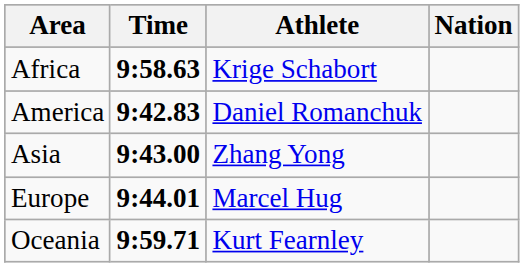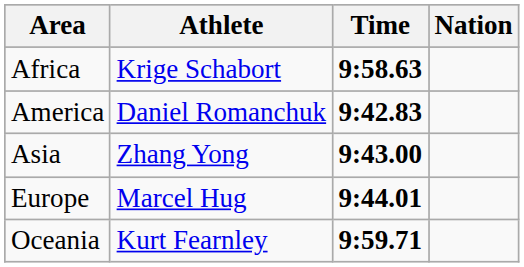columns swapped: (158, 25) <-> (317, 25)
